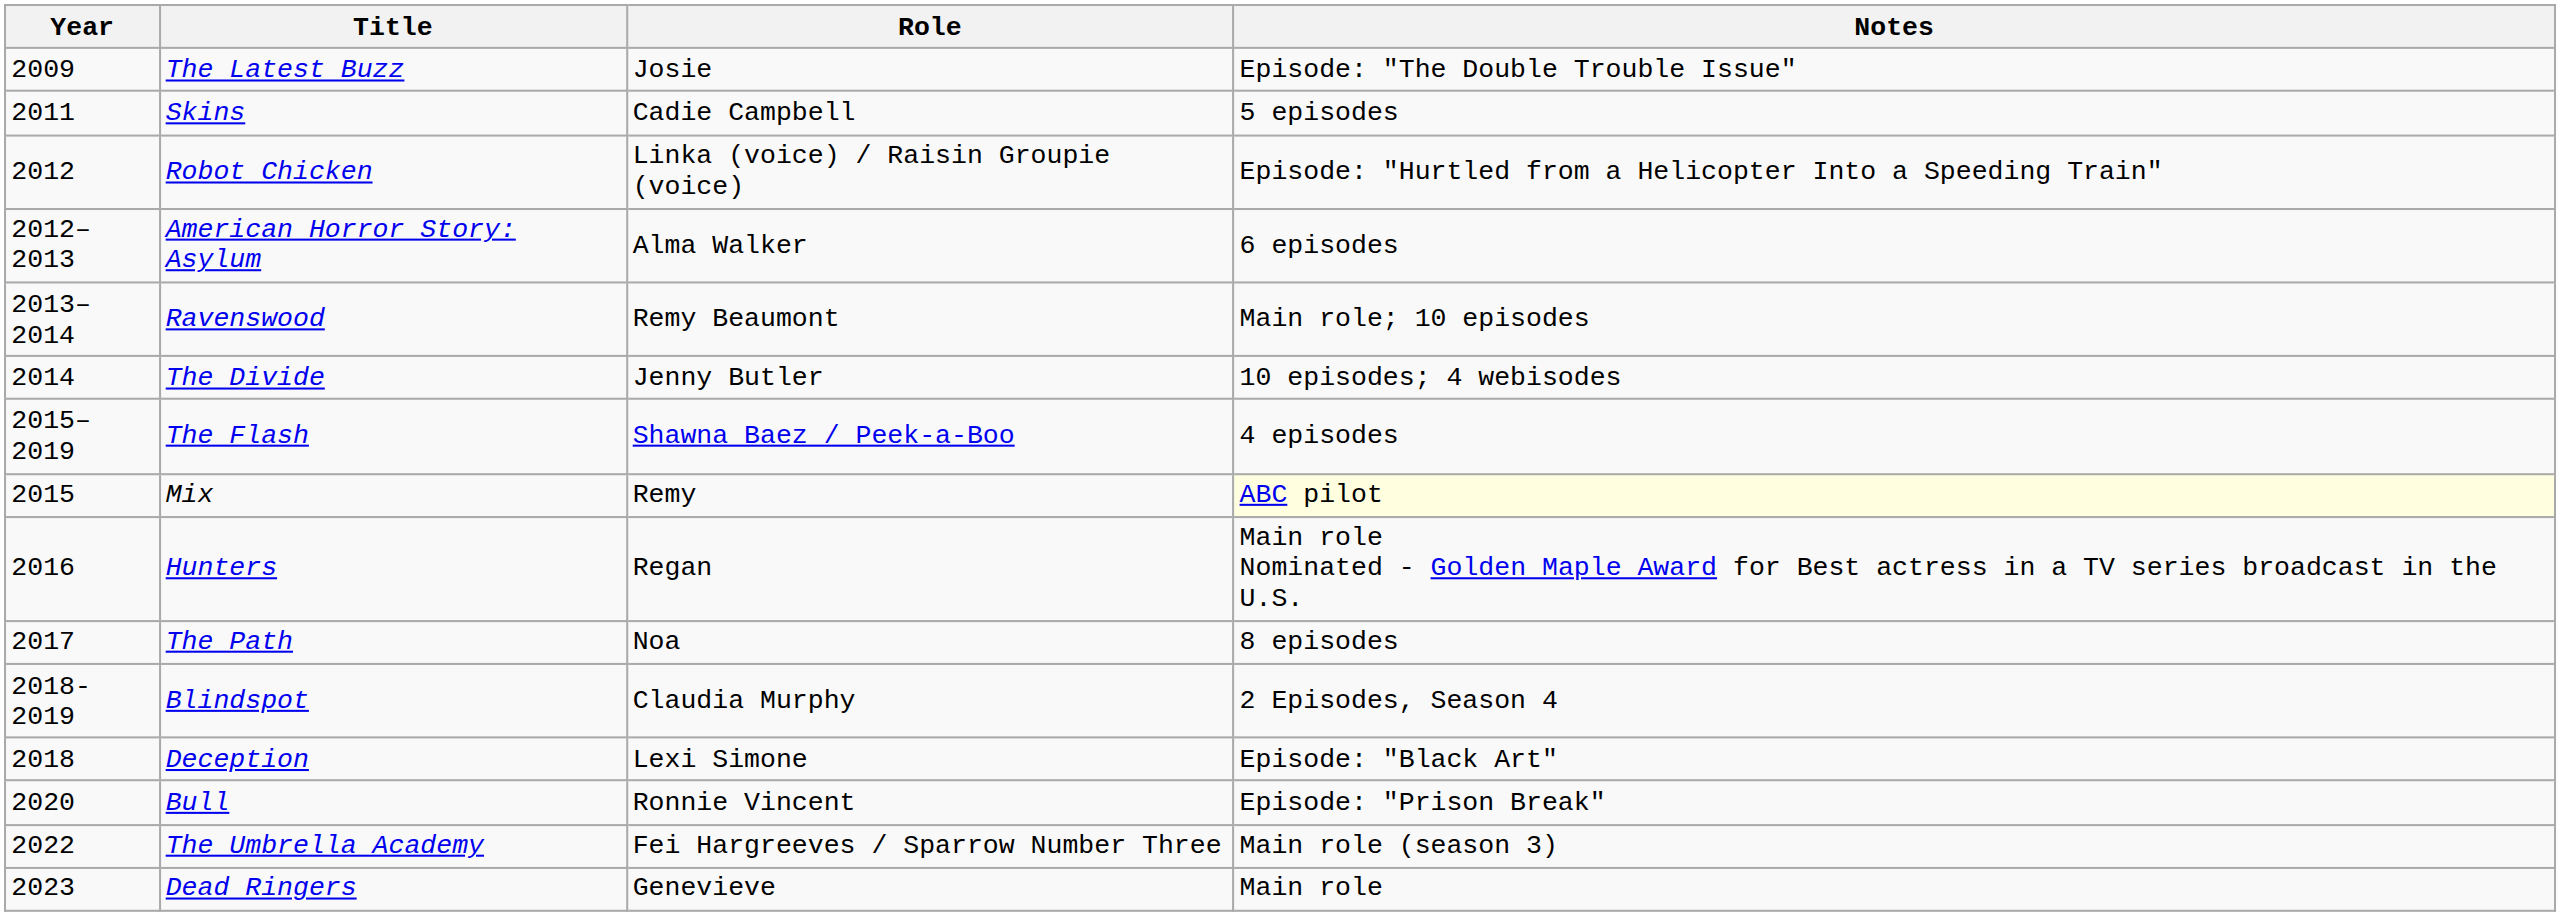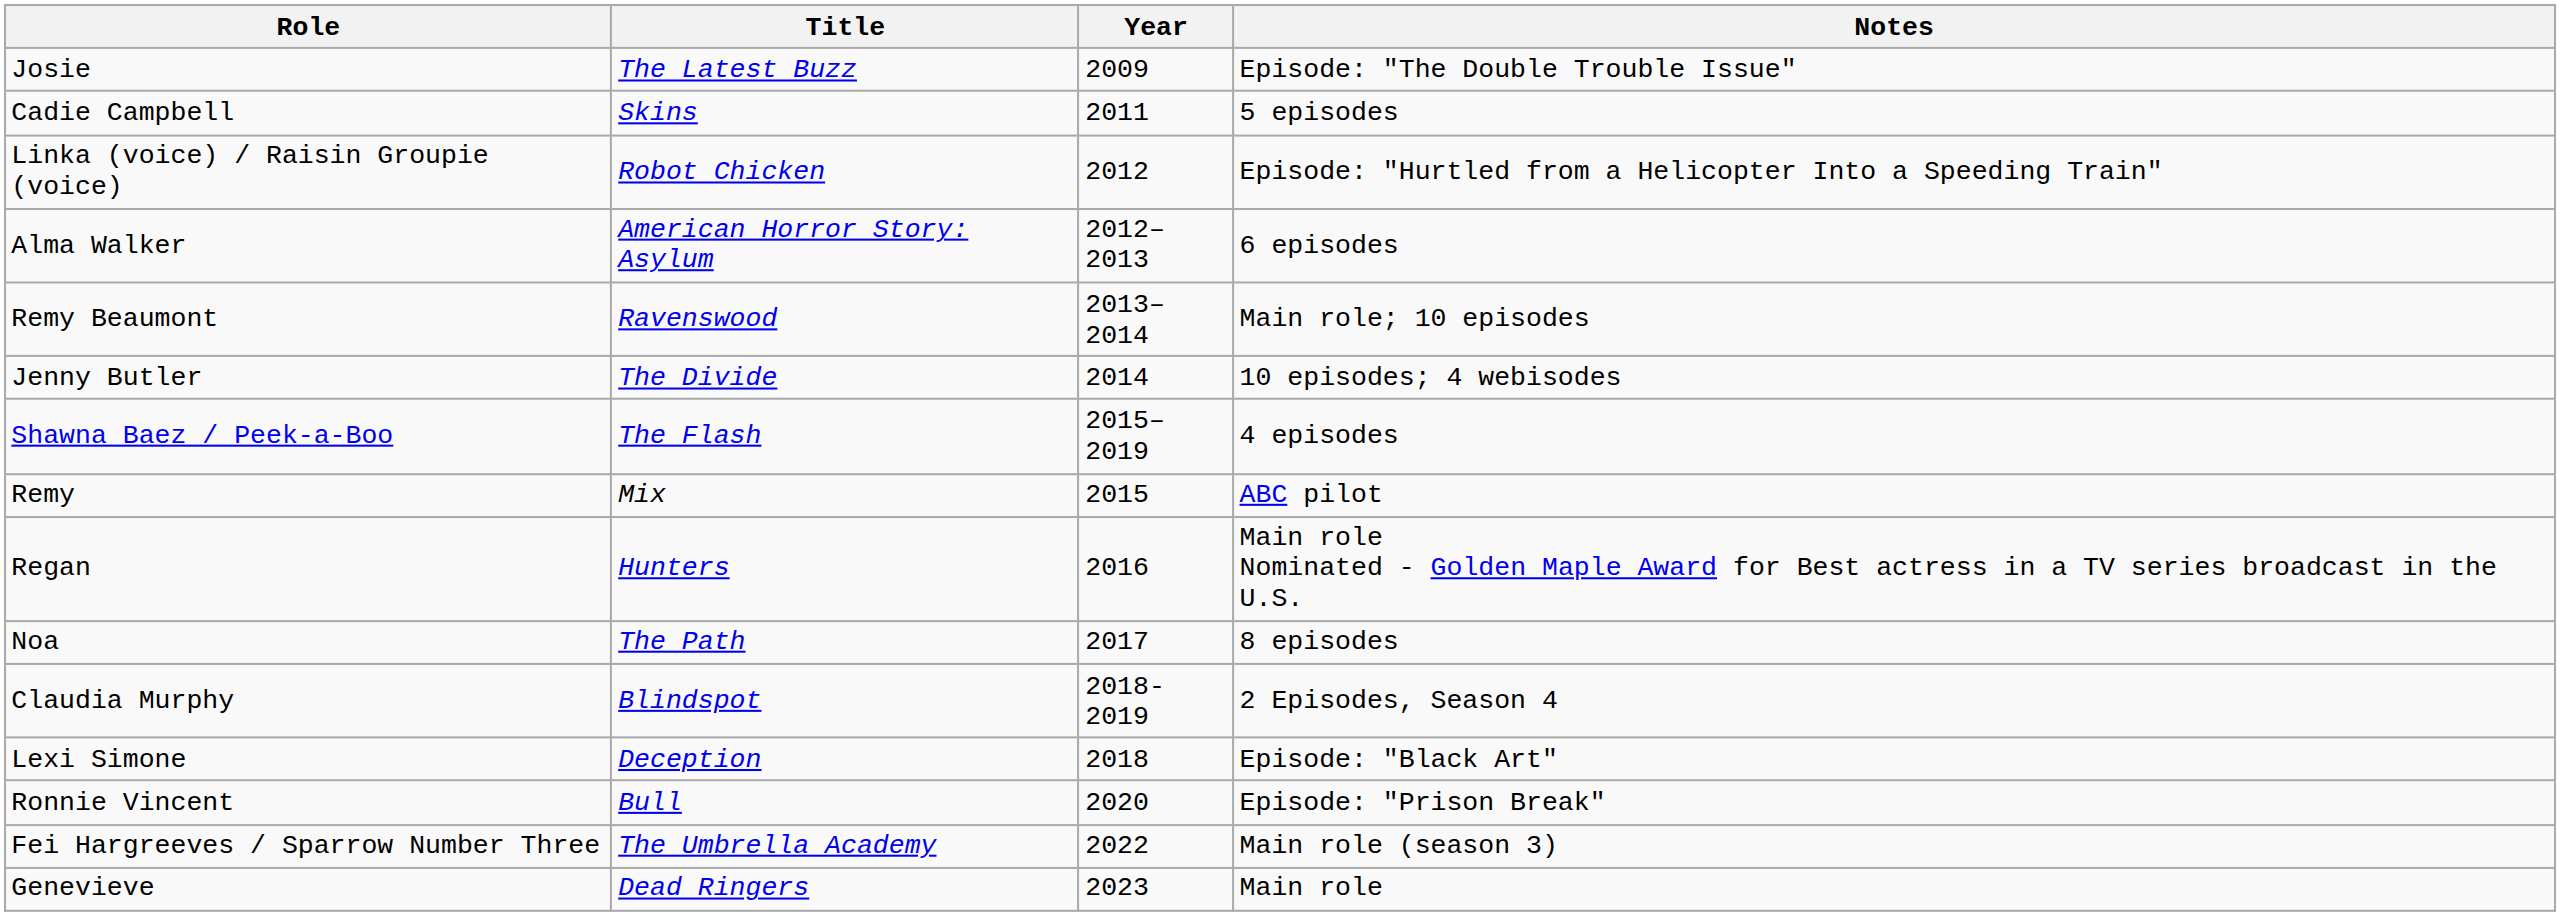columns swapped: (82, 27) <-> (930, 27)
(1311, 495) lightyellow background -> (1311, 495) no background
